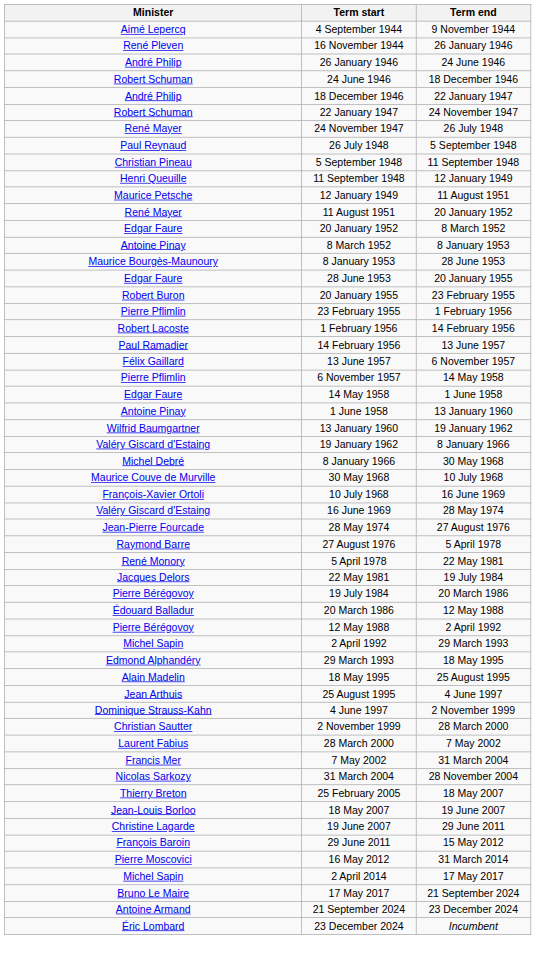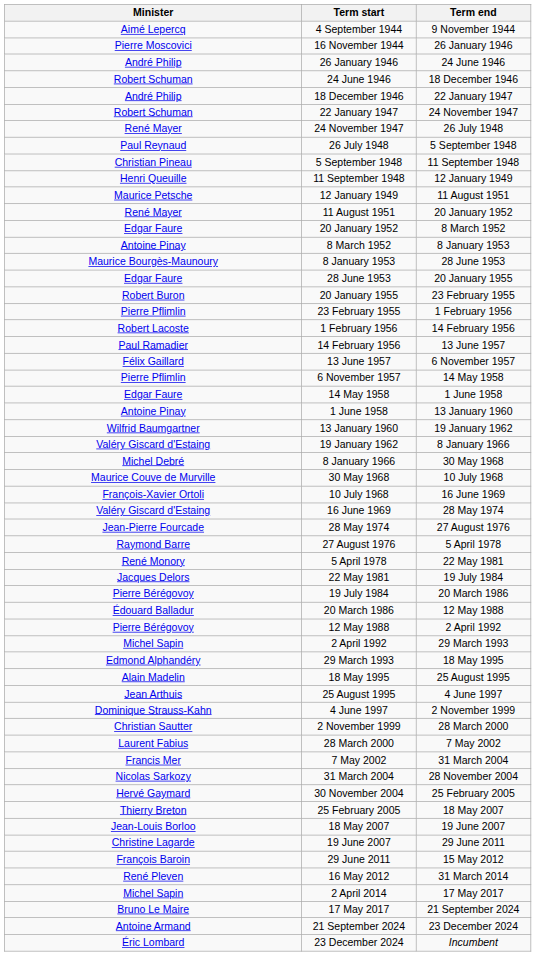(153, 46) René Pleven -> (153, 46) Pierre Moscovici
+ row: (359, 794)
(153, 860) Pierre Moscovici -> (153, 877) René Pleven
